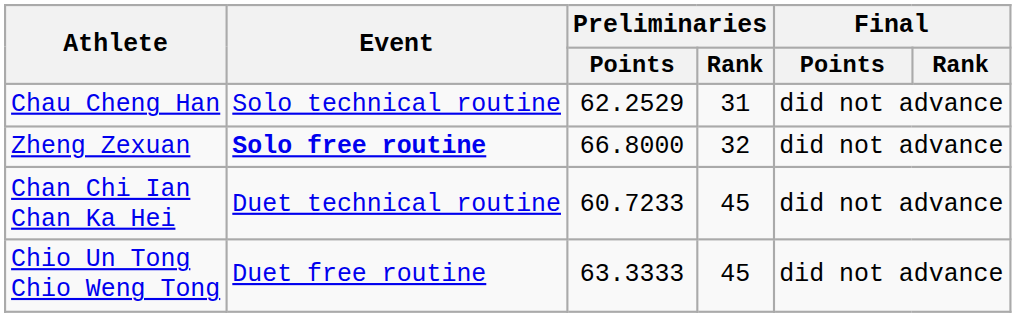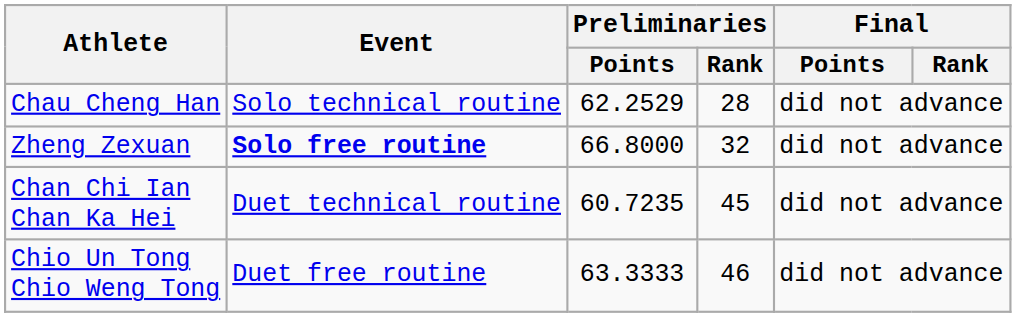(735, 105) 31 -> (735, 105) 28
(632, 203) 60.7233 -> (632, 203) 60.7235
(735, 275) 45 -> (735, 275) 46
